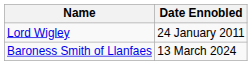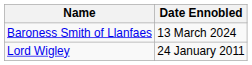rows swapped: (38, 32) <-> (79, 51)
